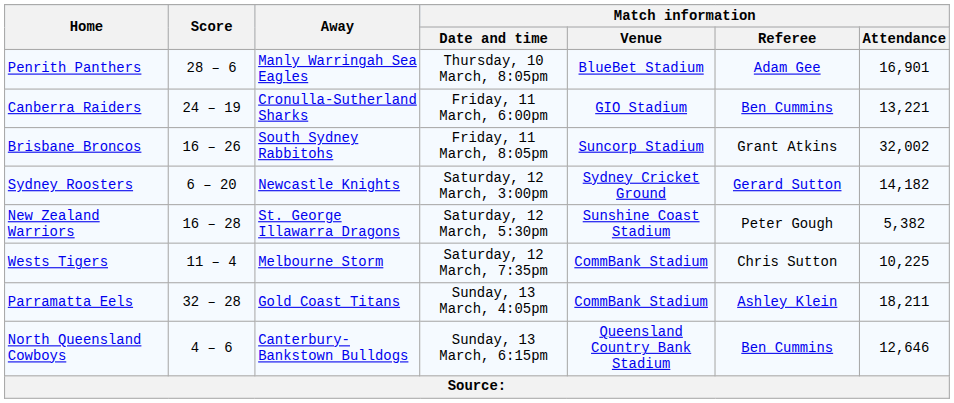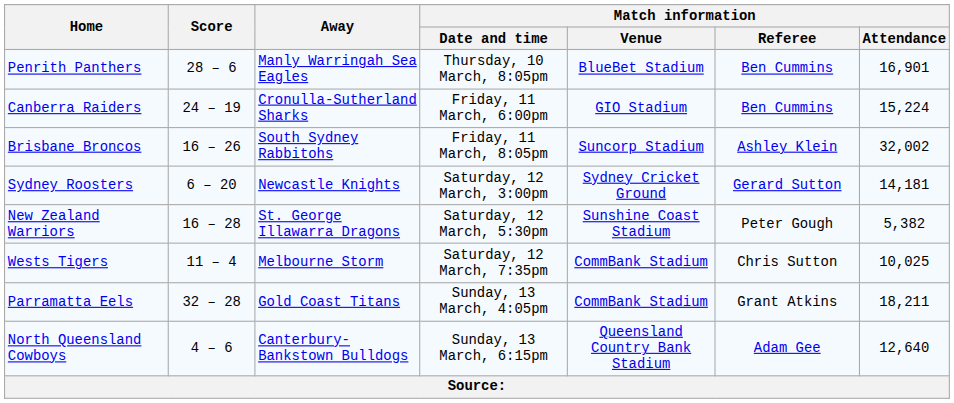(787, 69) Adam Gee -> (787, 69) Ben Cummins
(904, 108) 13,221 -> (904, 108) 15,224
(787, 147) Grant Atkins -> (787, 147) Ashley Klein
(904, 185) 14,182 -> (904, 185) 14,181
(904, 263) 10,225 -> (904, 263) 10,025
(787, 302) Ashley Klein -> (787, 302) Grant Atkins
(787, 348) Ben Cummins -> (787, 348) Adam Gee
(904, 348) 12,646 -> (904, 348) 12,640
